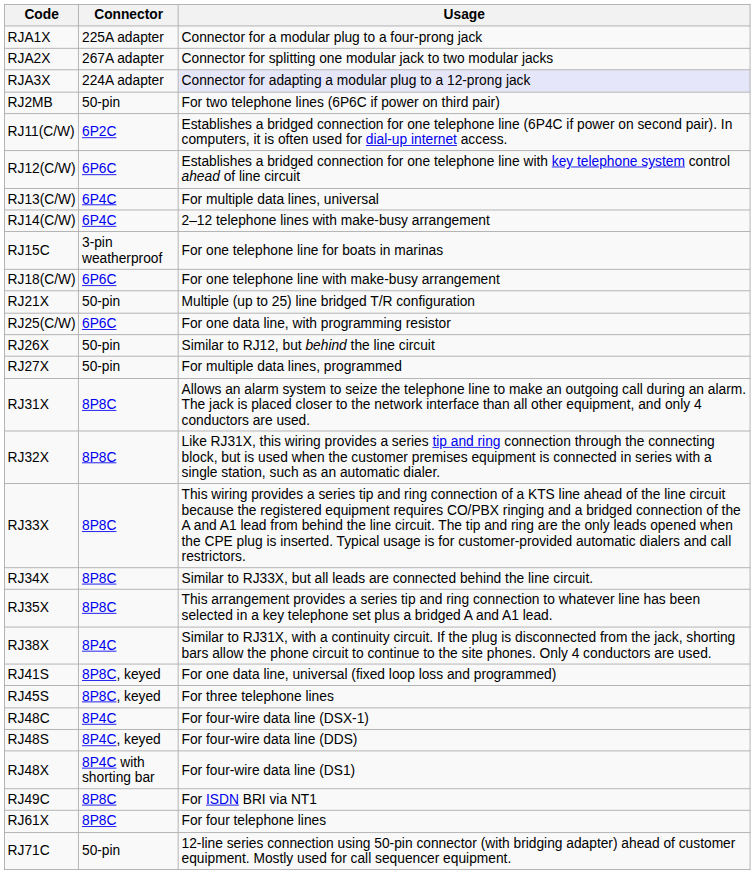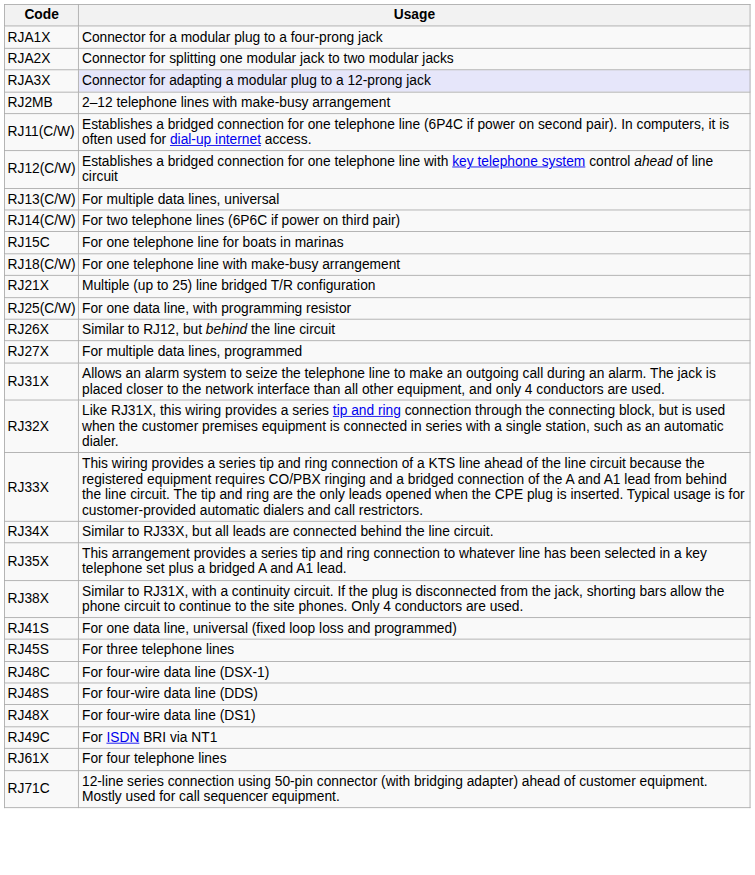- column: (129, 15)
(341, 102) For two telephone lines (6P6C if power on third pair) -> (236, 102) 2–12 telephone lines with make-busy arrangement
(336, 220) 2–12 telephone lines with make-busy arrangement -> (241, 220) For two telephone lines (6P6C if power on third pair)
